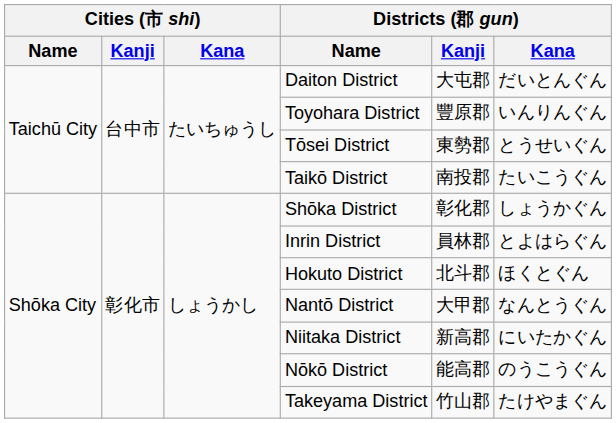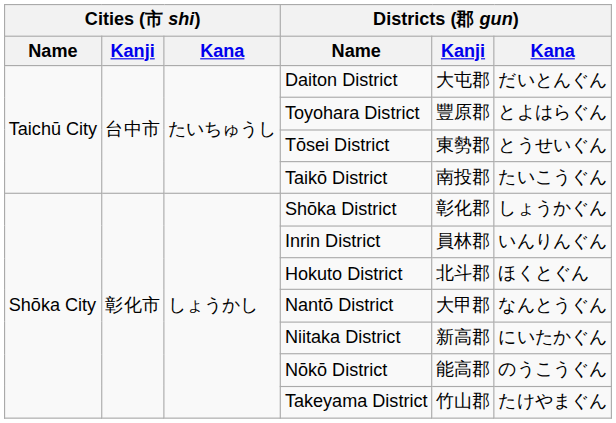(553, 112) いんりんぐん -> (553, 112) とよはらぐん
(553, 241) とよはらぐん -> (553, 241) いんりんぐん
